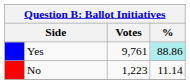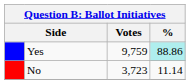(135, 51) 9,761 -> (135, 51) 9,759
(135, 70) 1,223 -> (135, 70) 3,723
